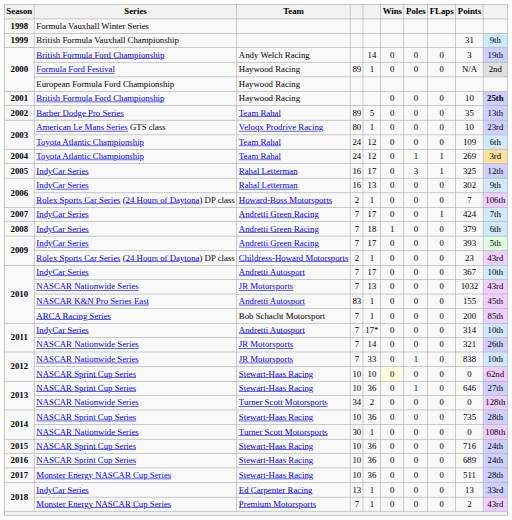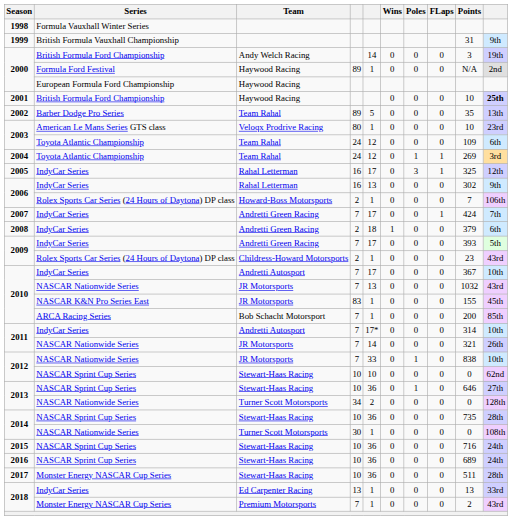(357, 229) 7 -> (357, 229) 2
(272, 301) Andretti Autosport -> (266, 301) JR Motorsports
(392, 374) lightyellow background -> (392, 374) no background
